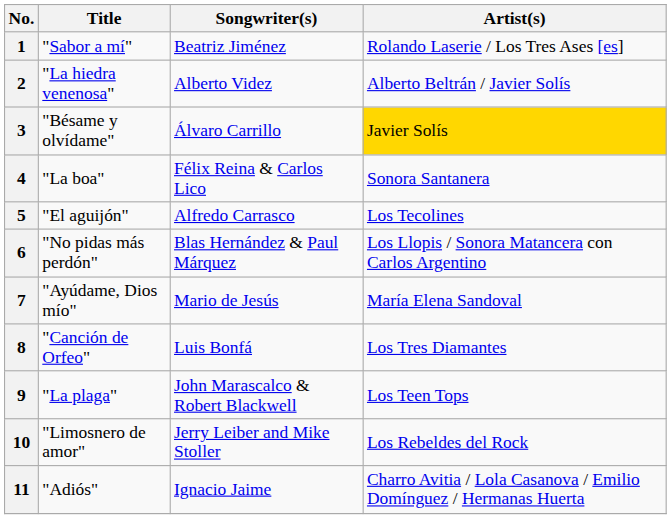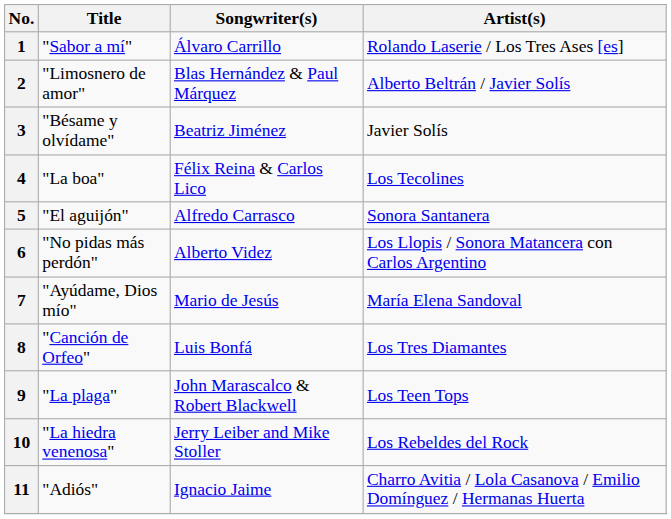(230, 45) Beatriz Jiménez -> (228, 45) Álvaro Carrillo
(79, 83) "La hiedra venenosa" -> (94, 83) "Limosnero de amor"
(223, 83) Alberto Videz -> (256, 83) Blas Hernández & Paul Márquez
(228, 130) Álvaro Carrillo -> (230, 130) Beatriz Jiménez
(407, 130) gold background -> (407, 130) no background
(428, 178) Sonora Santanera -> (415, 178) Los Tecolines
(415, 215) Los Tecolines -> (428, 215) Sonora Santanera
(256, 252) Blas Hernández & Paul Márquez -> (223, 252) Alberto Videz
(94, 442) "Limosnero de amor" -> (79, 442) "La hiedra venenosa"
